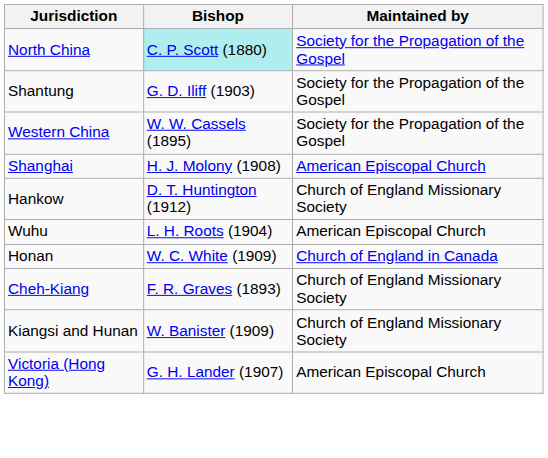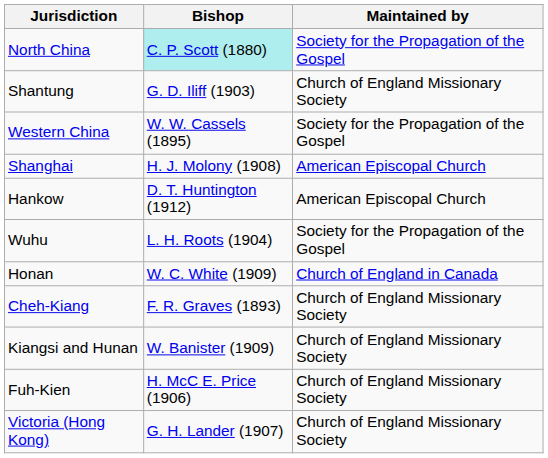(410, 91) Society for the Propagation of the Gospel -> (399, 91) Church of England Missionary Society
(399, 198) Church of England Missionary Society -> (391, 198) American Episcopal Church
(391, 231) American Episcopal Church -> (410, 240) Society for the Propagation of the Gospel
+ row: (39, 389)
(391, 372) American Episcopal Church -> (399, 431) Church of England Missionary Society
